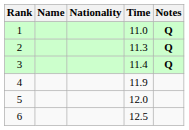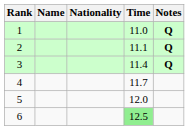(138, 47) 11.3 -> (138, 47) 11.1
(138, 82) 11.9 -> (138, 82) 11.7
(138, 116) no background -> (138, 116) lightgreen background
